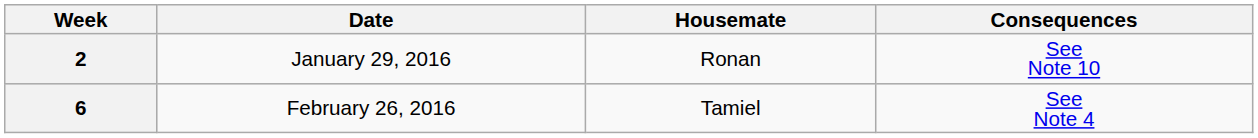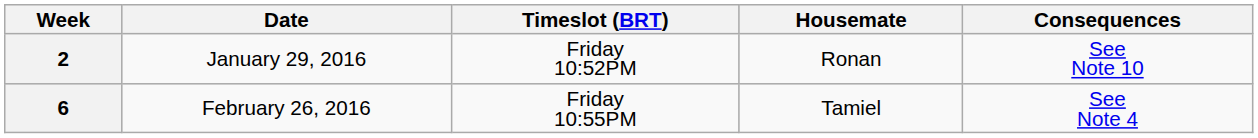+ column: (595, 19)
